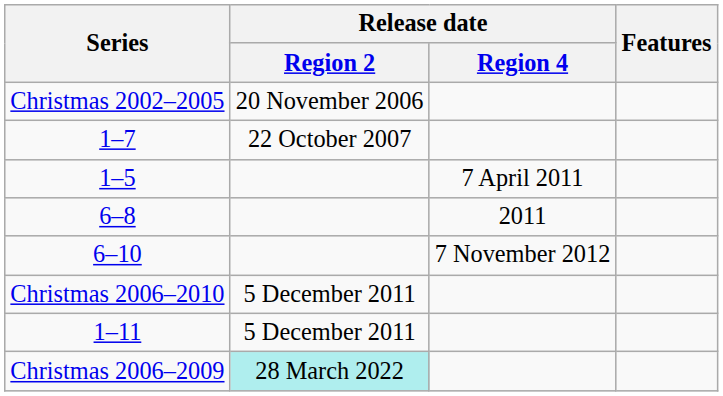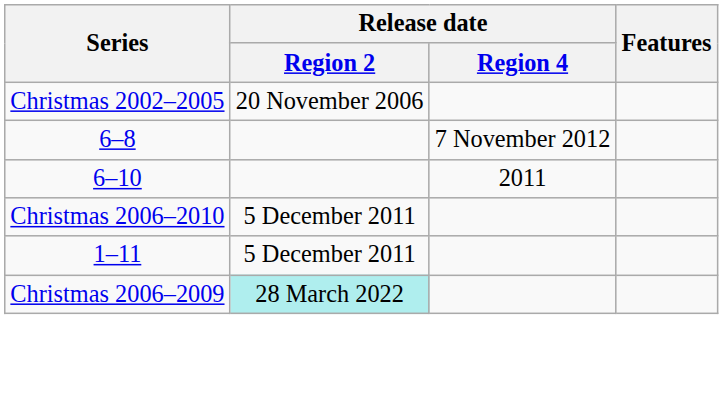- row: (117, 139)
- row: (117, 178)
(523, 216) 2011 -> (523, 139) 7 November 2012
(523, 255) 7 November 2012 -> (523, 178) 2011
